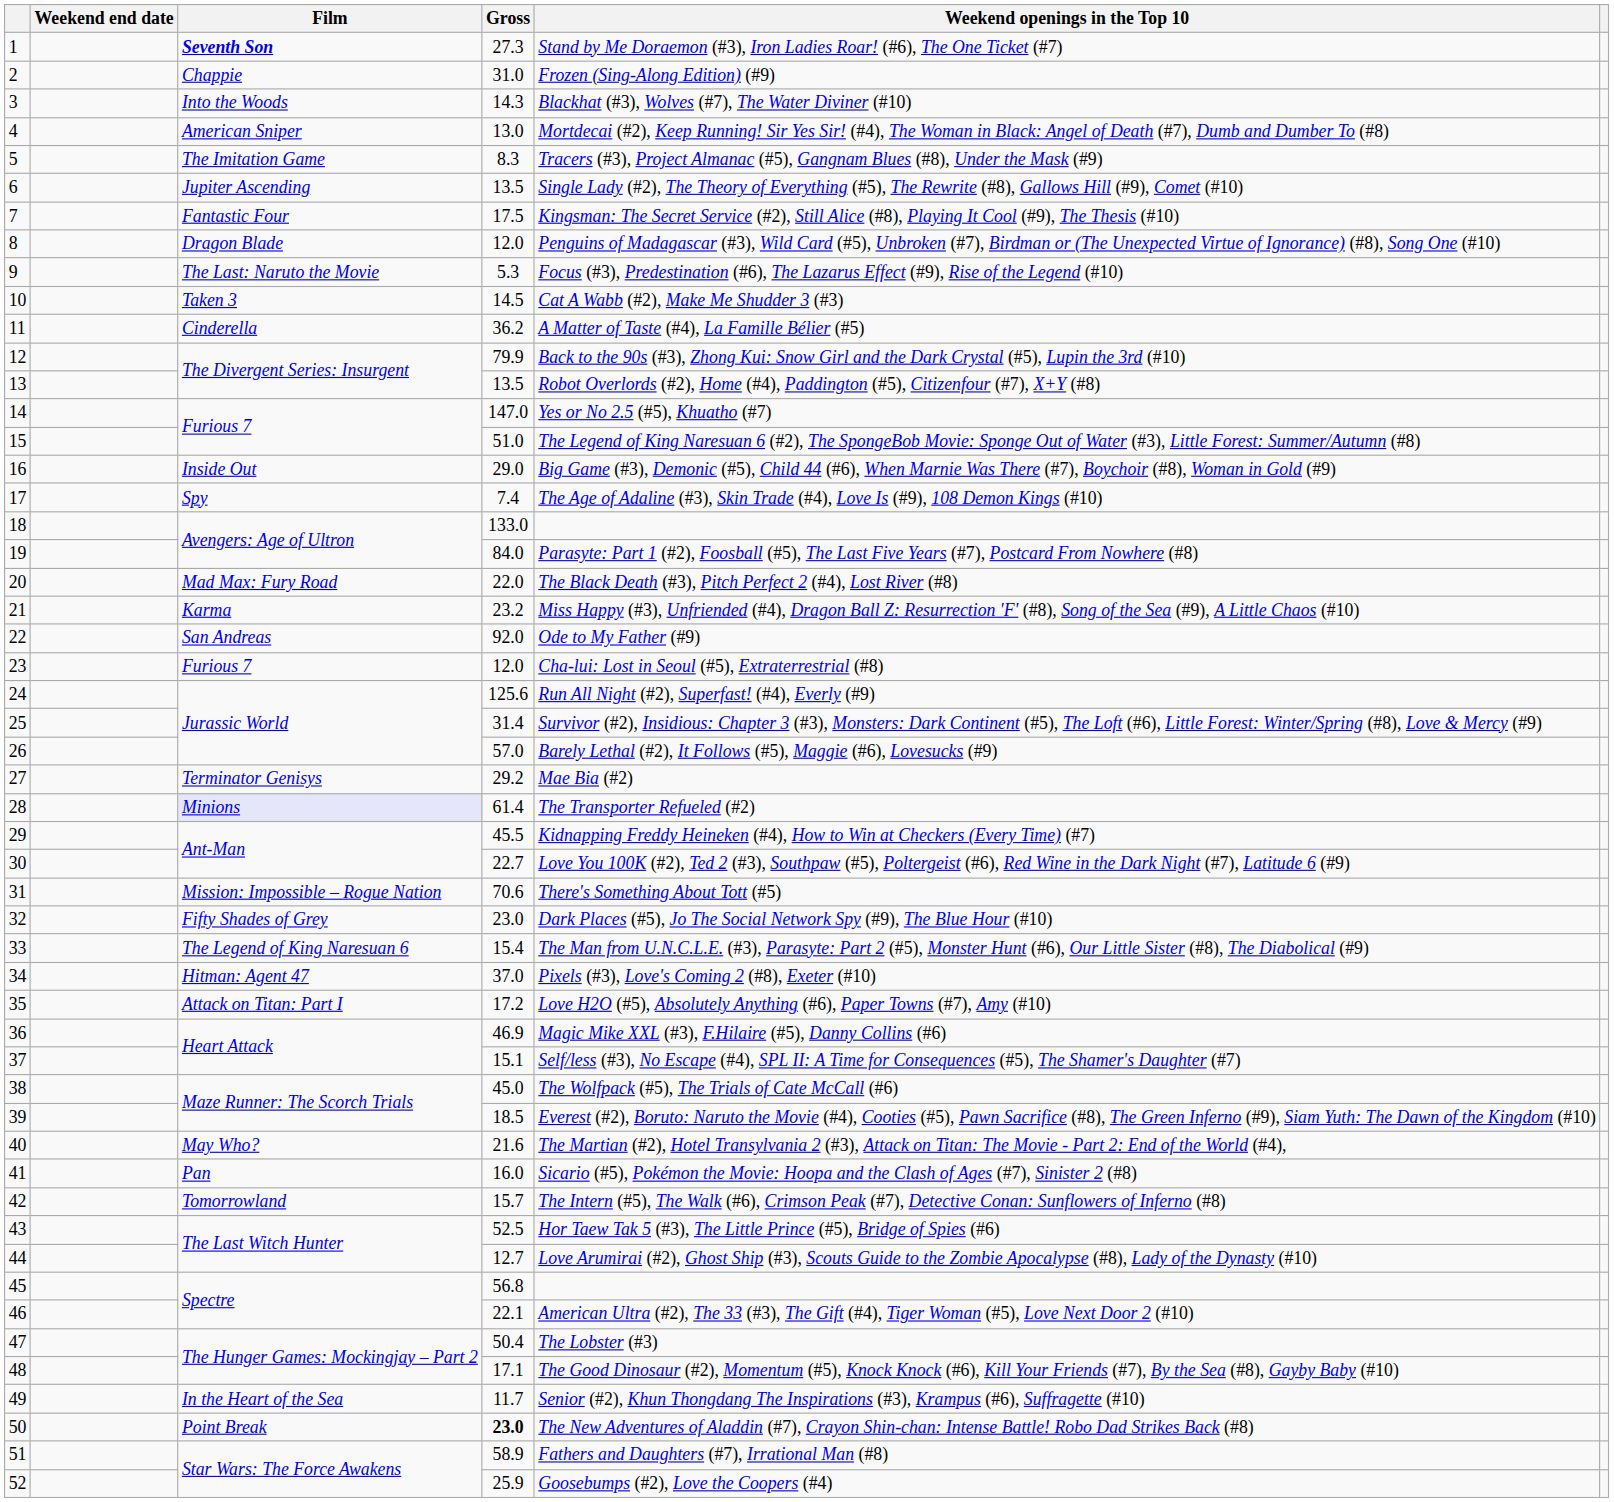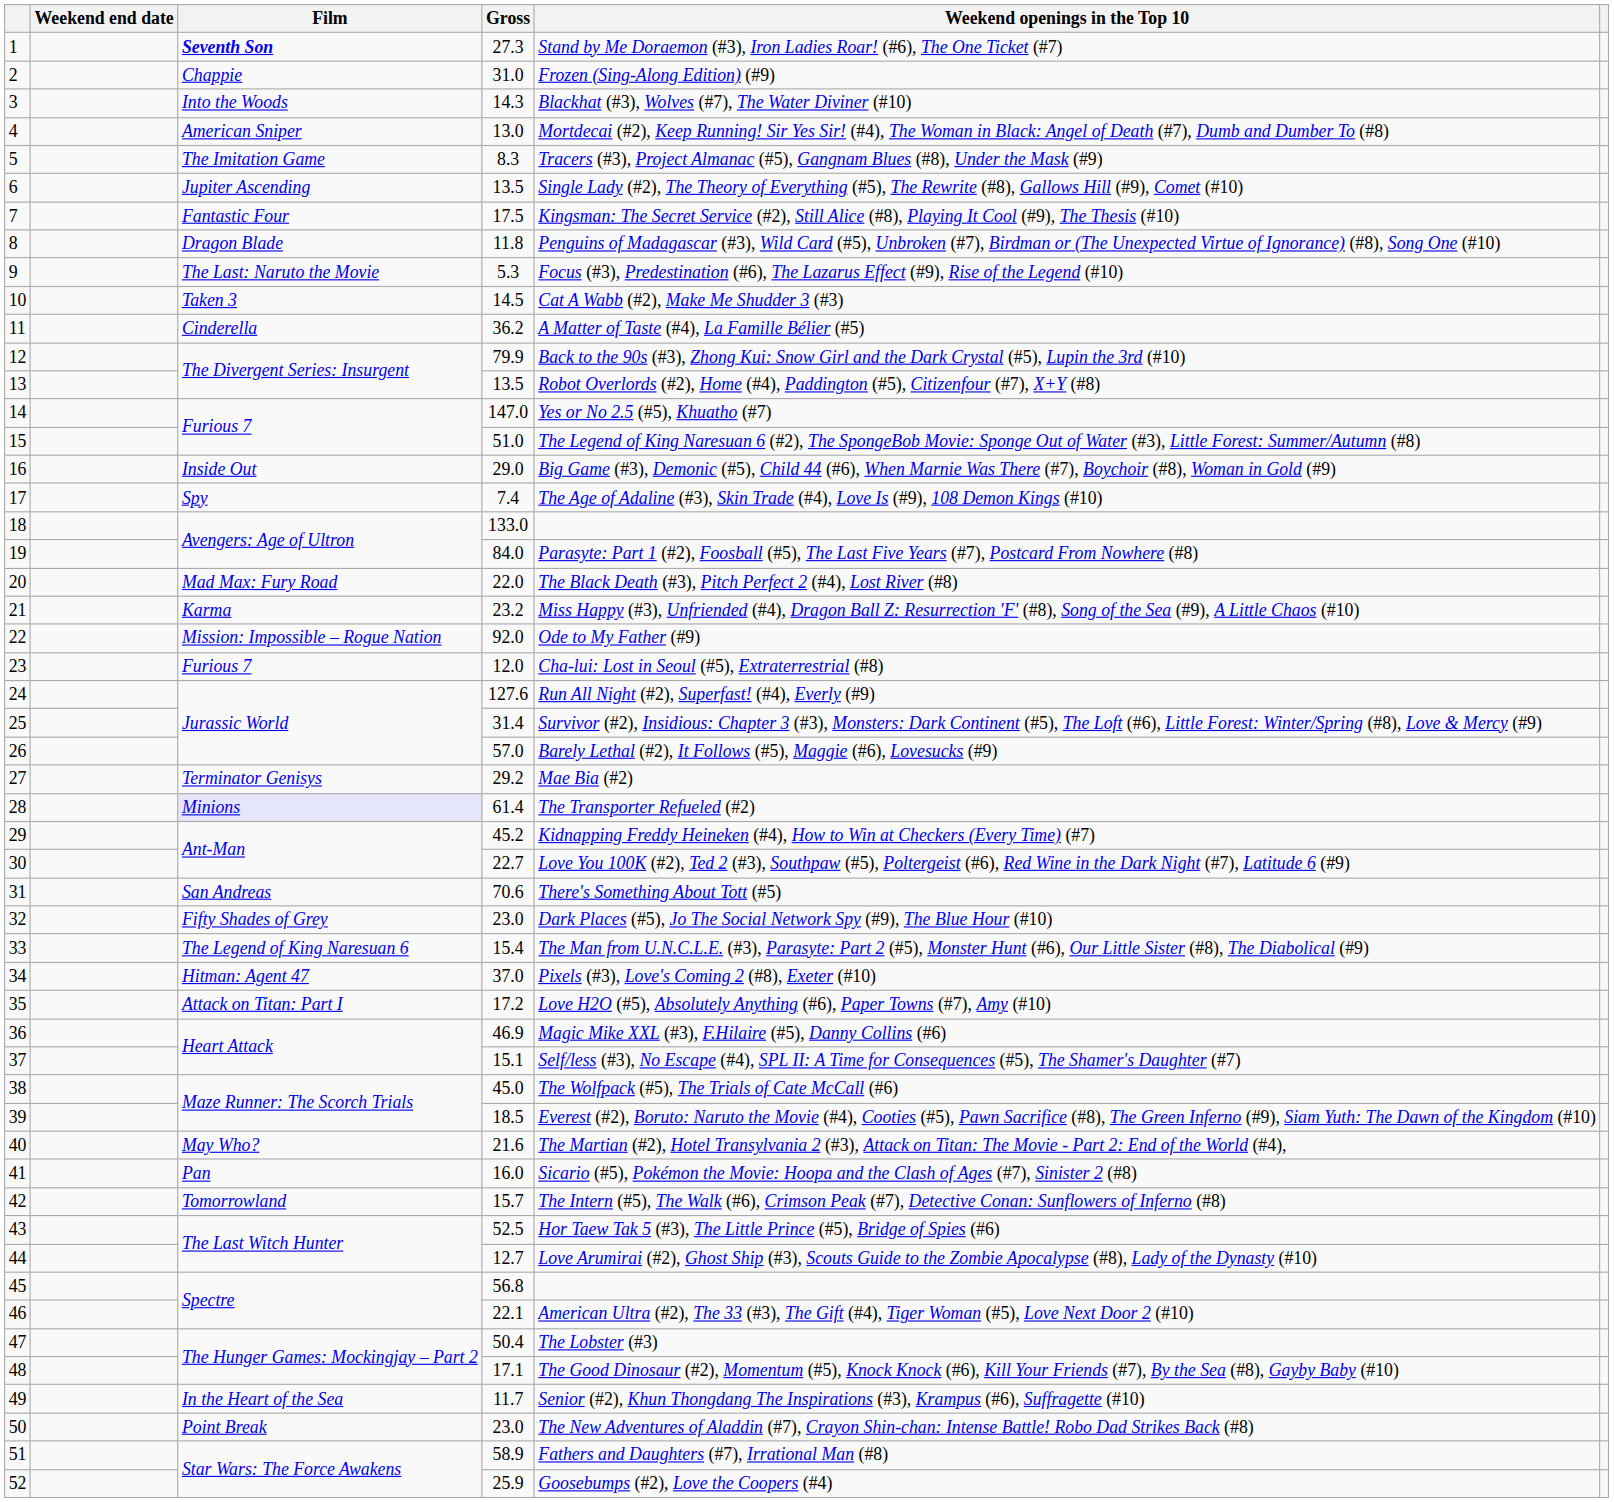(508, 243) 12.0 -> (508, 243) 11.8
(227, 638) San Andreas -> (312, 638) Mission: Impossible – Rogue Nation
(508, 694) 125.6 -> (508, 694) 127.6
(508, 835) 45.5 -> (508, 835) 45.2
(312, 891) Mission: Impossible – Rogue Nation -> (227, 891) San Andreas
(508, 1426) bold -> (508, 1426) normal
